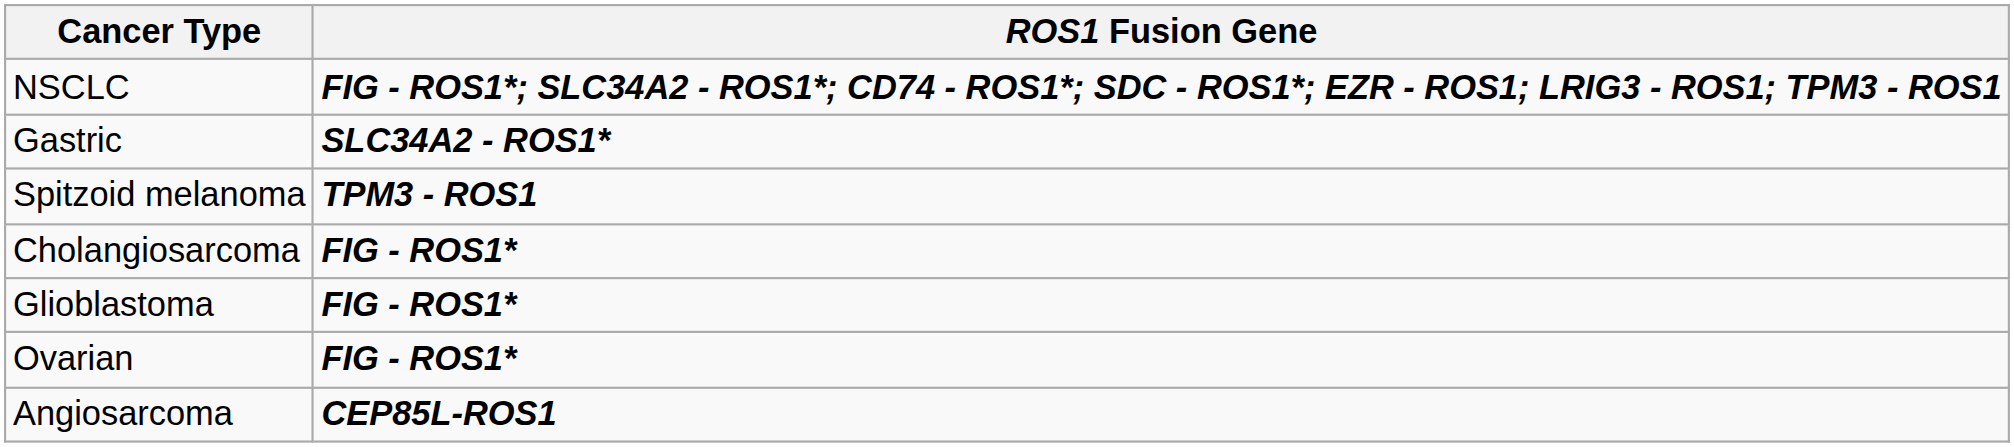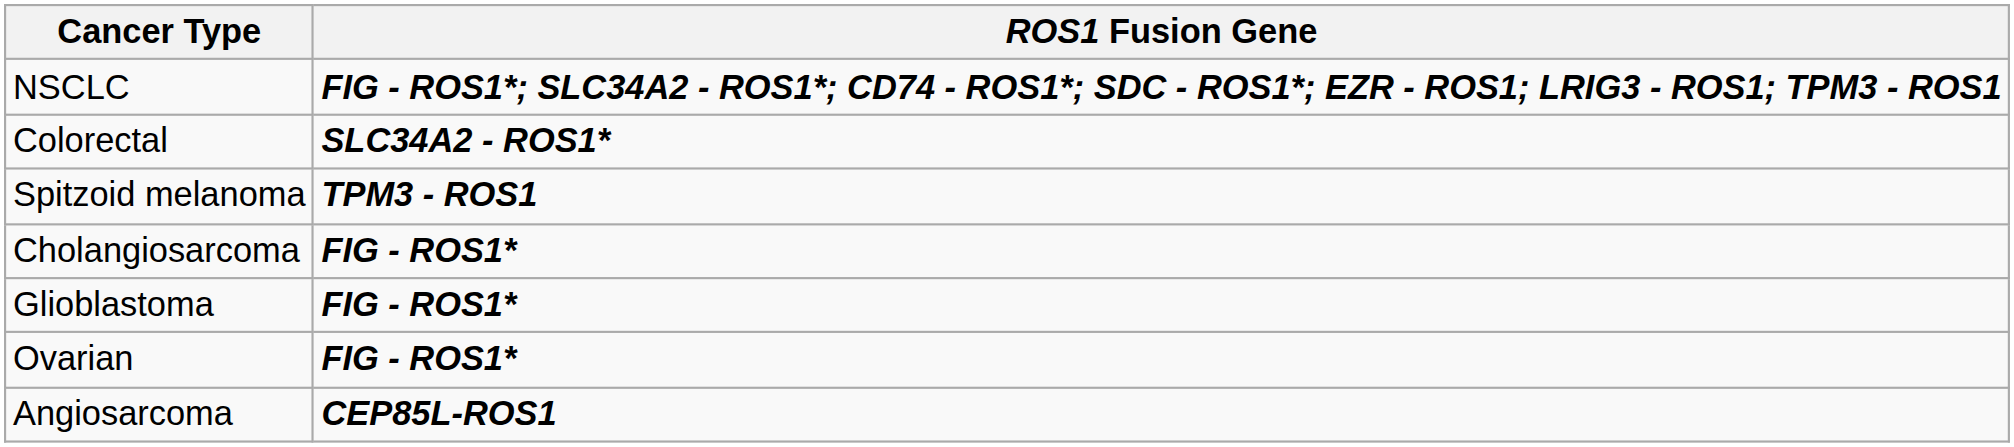- row: (67, 140)
+ row: (90, 140)
